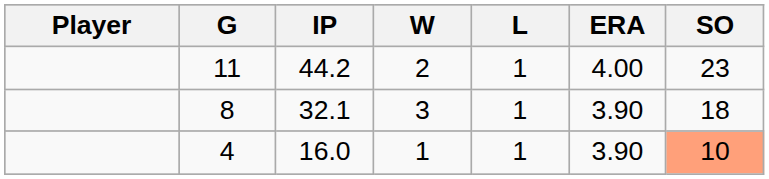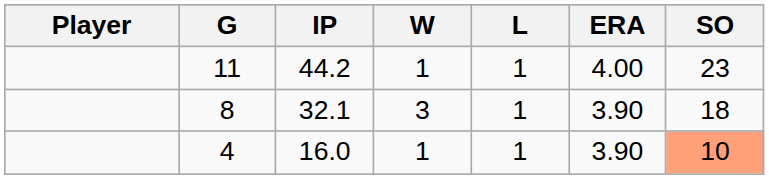(422, 67) 2 -> (422, 67) 1
